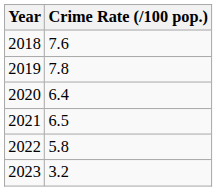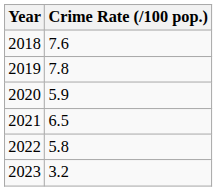(59, 95) 6.4 -> (59, 95) 5.9
